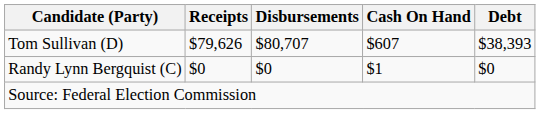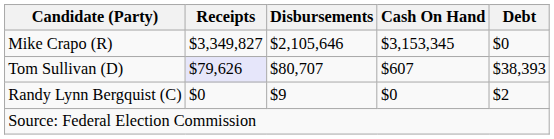+ row: (60, 43)
(216, 43) no background -> (216, 69) lavender background
(264, 69) $0 -> (278, 95) $9
(375, 69) $1 -> (389, 95) $0
(486, 69) $0 -> (501, 95) $2
